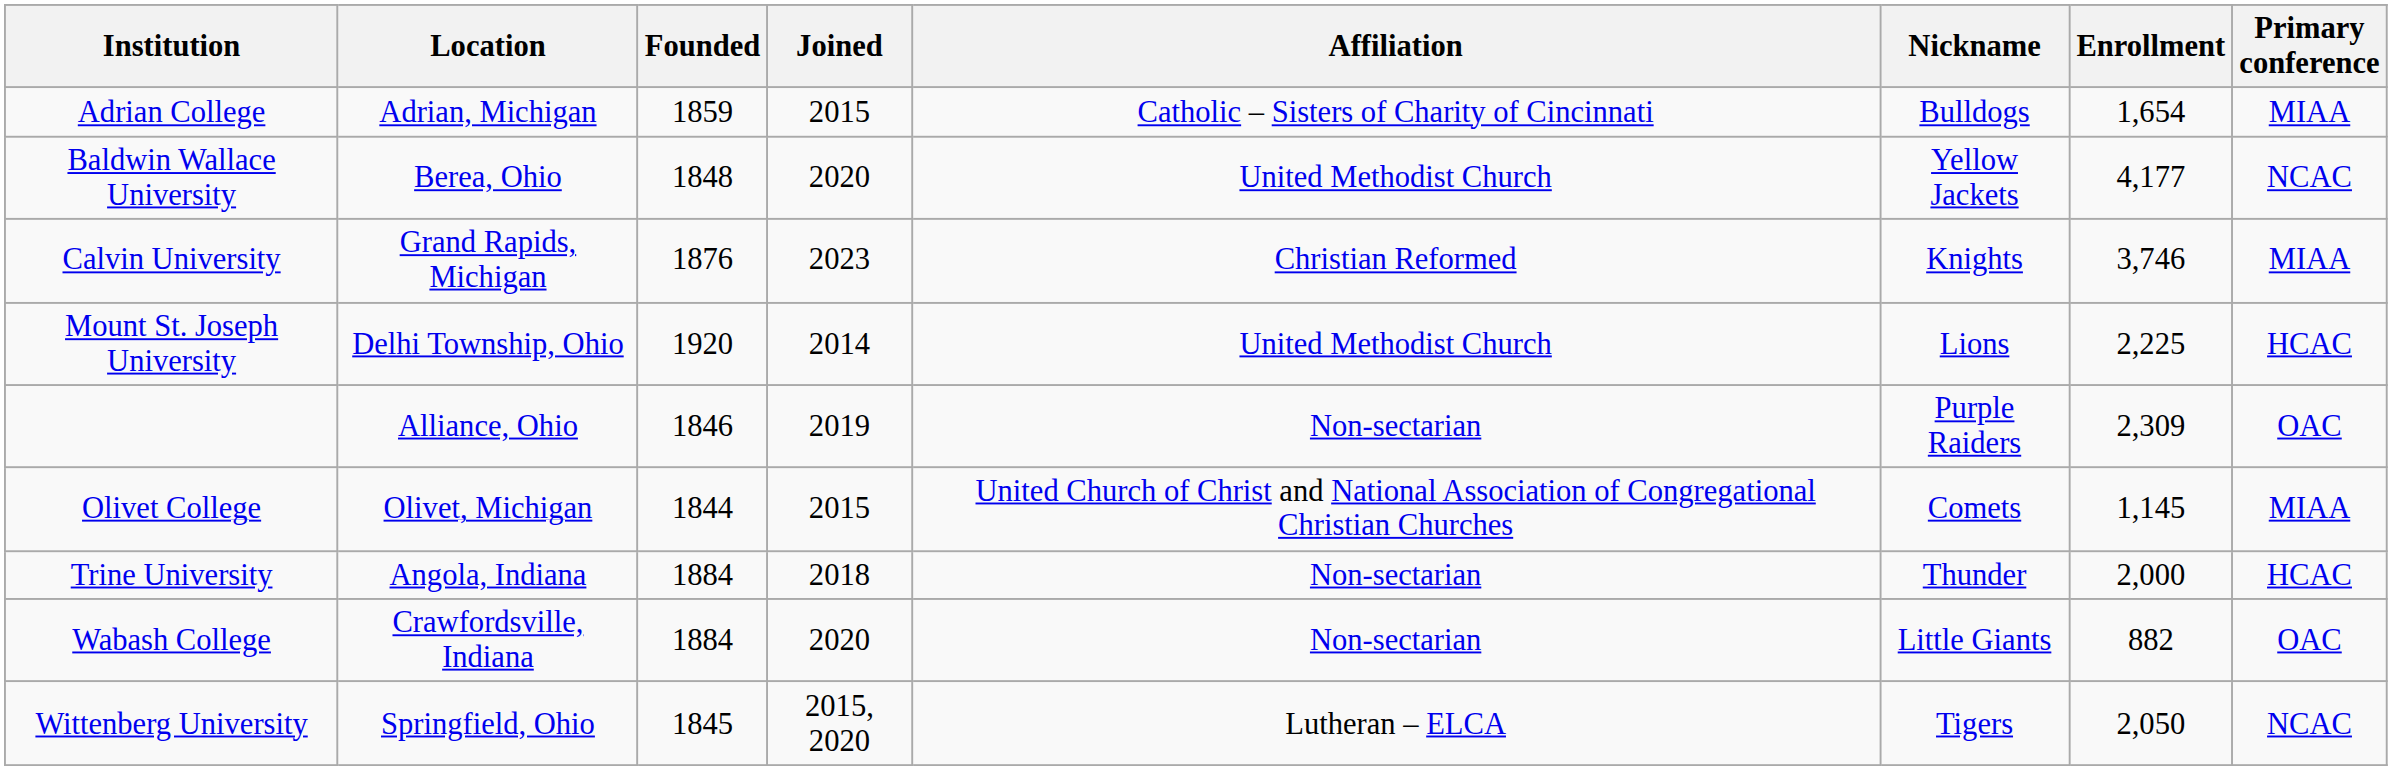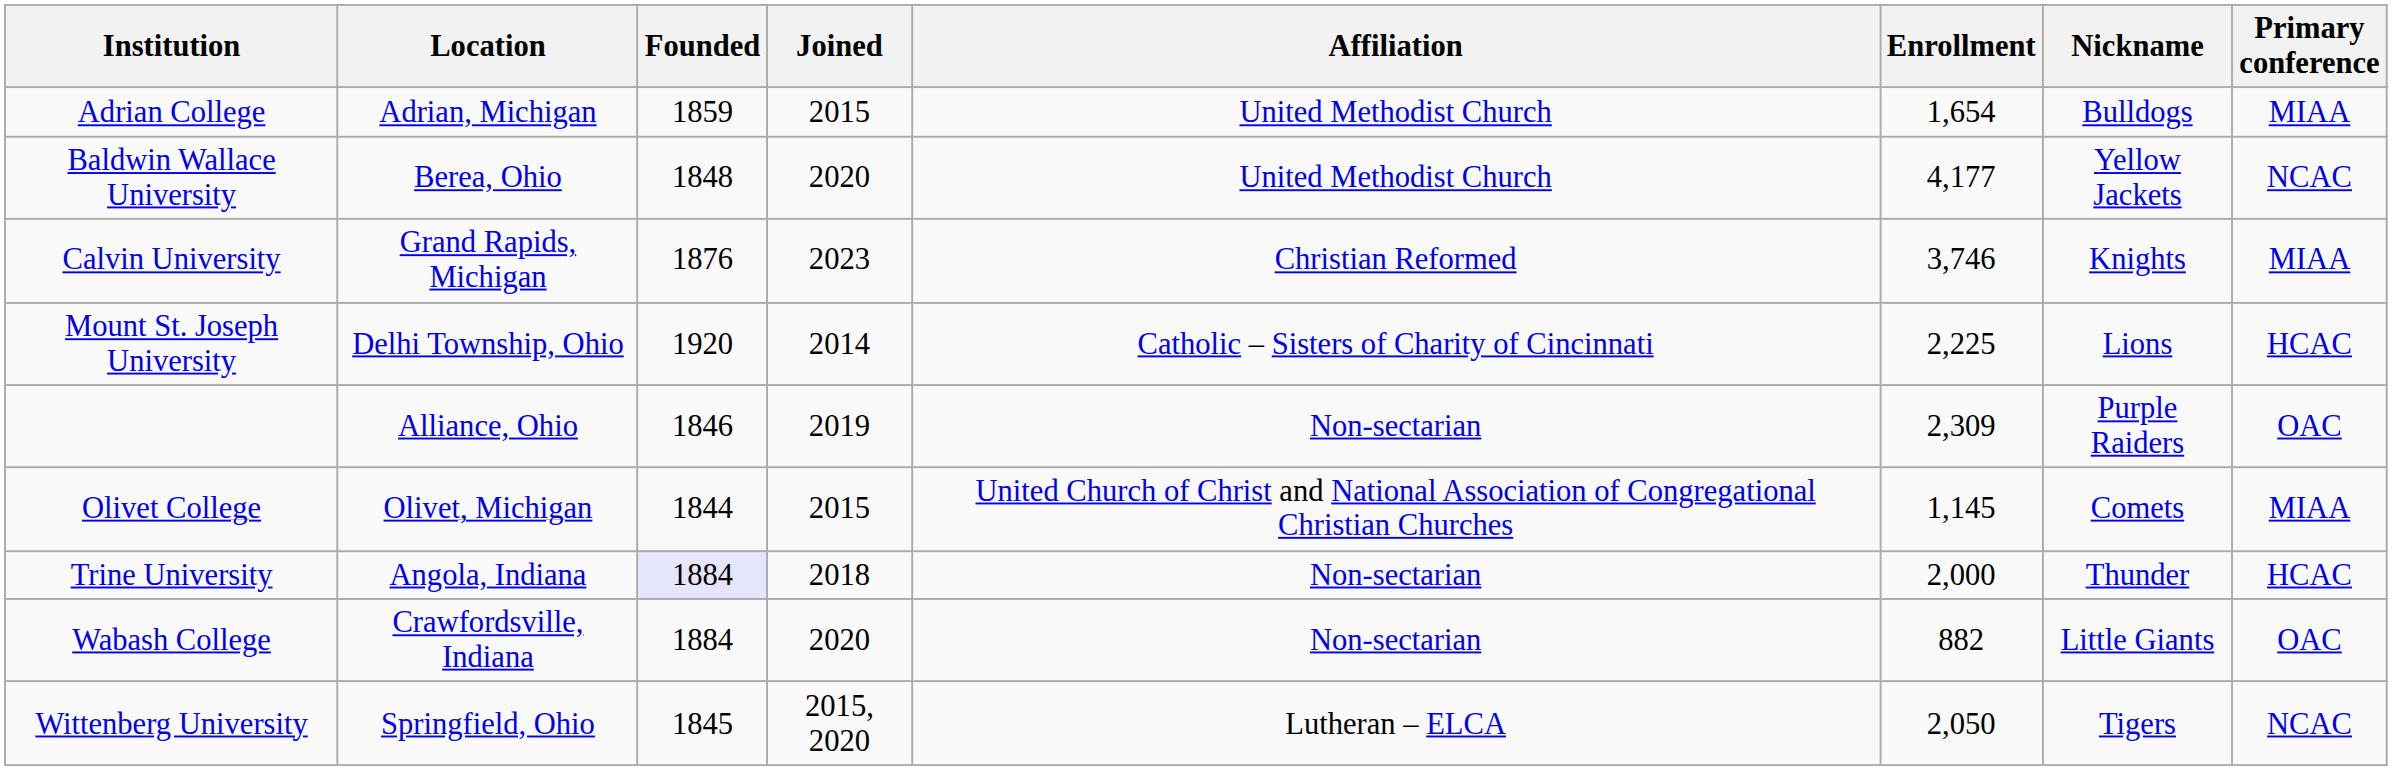columns swapped: (2151, 45) <-> (1975, 45)
(1396, 111) Catholic – Sisters of Charity of Cincinnati -> (1396, 111) United Methodist Church
(1396, 342) United Methodist Church -> (1396, 342) Catholic – Sisters of Charity of Cincinnati
(702, 574) no background -> (702, 574) lavender background
